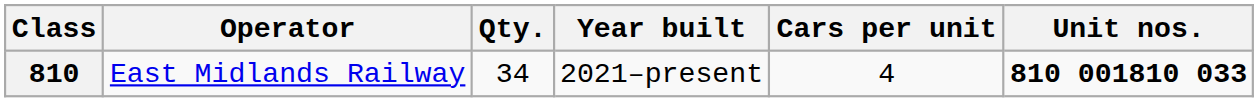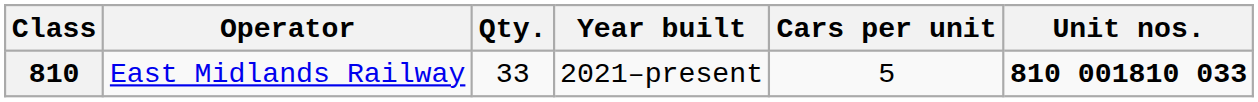(513, 74) 34 -> (513, 74) 33
(887, 74) 4 -> (887, 74) 5
